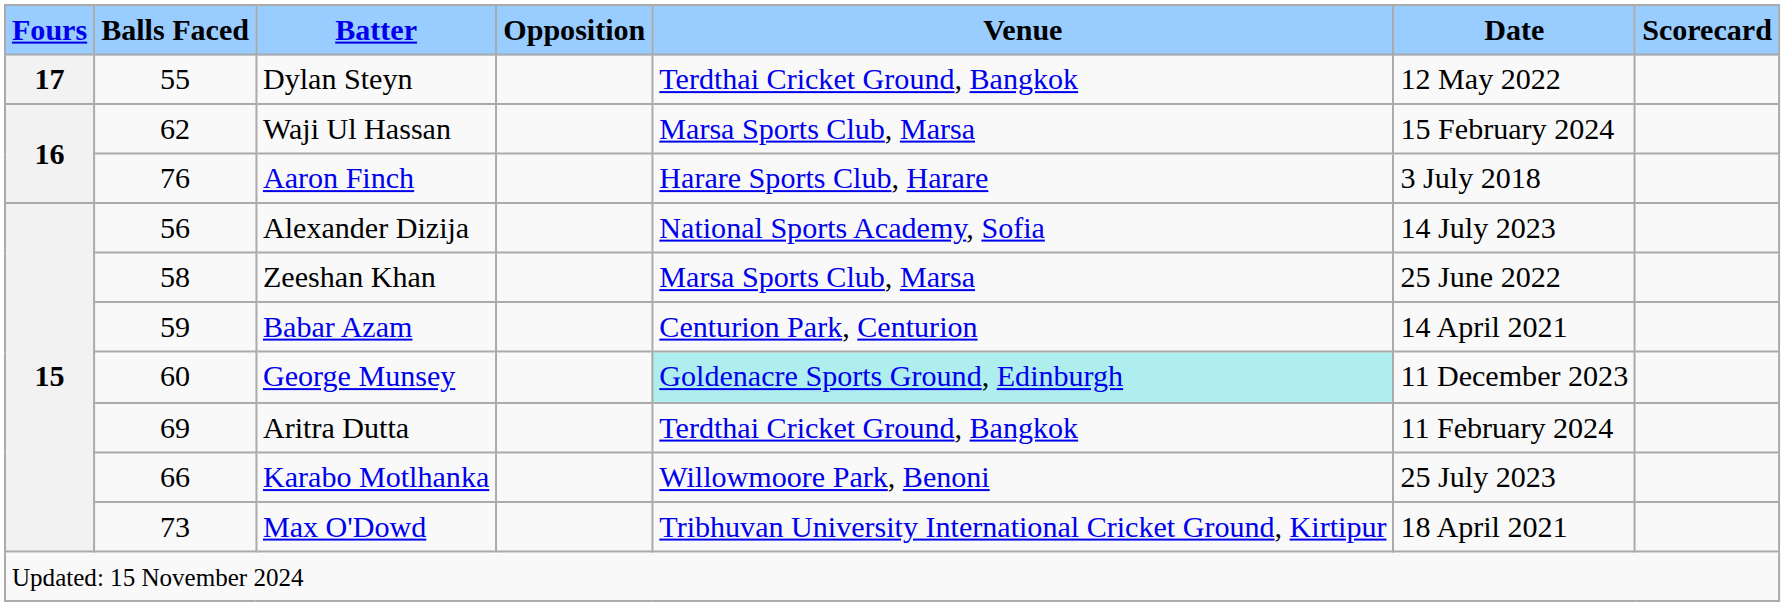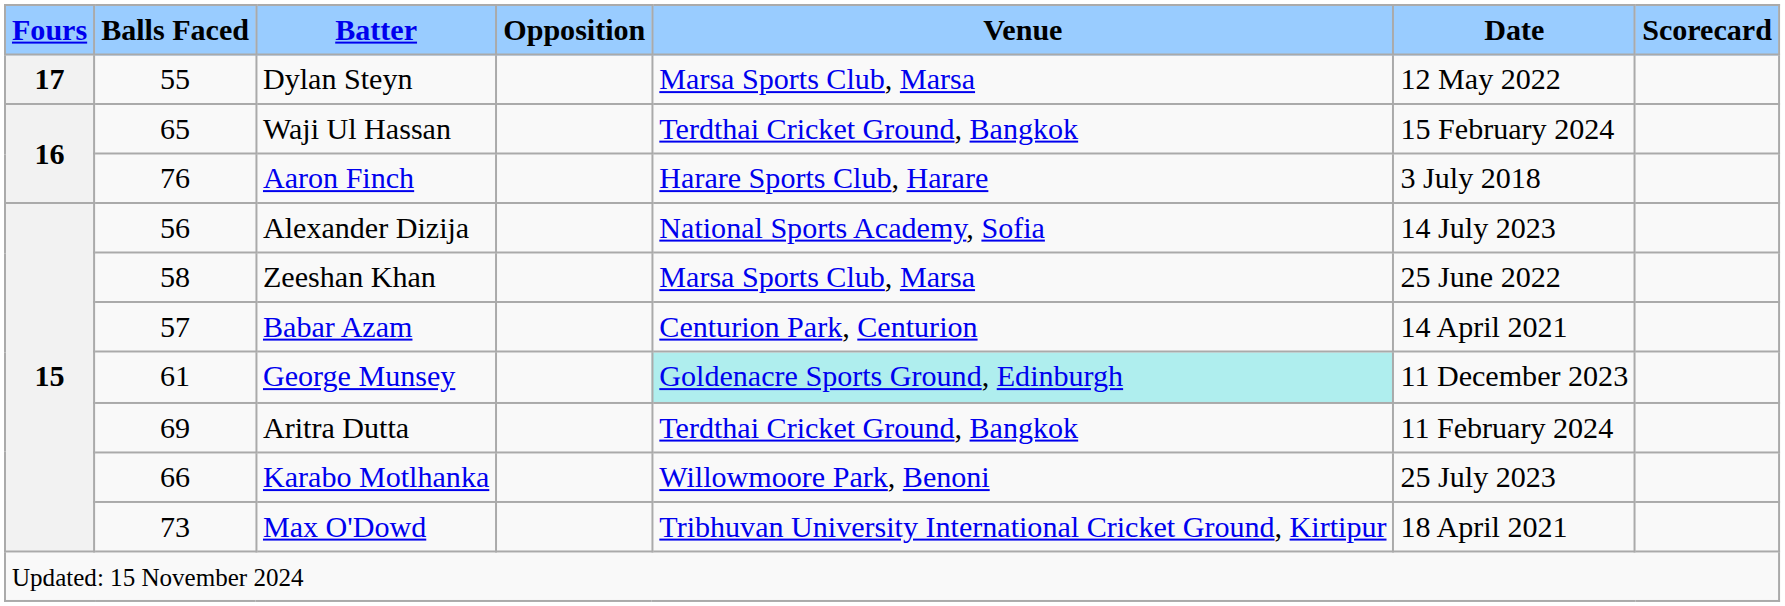(869, 79) Terdthai Cricket Ground, Bangkok -> (817, 79) Marsa Sports Club, Marsa
(175, 128) 62 -> (175, 128) 65
(817, 128) Marsa Sports Club, Marsa -> (869, 128) Terdthai Cricket Ground, Bangkok
(175, 327) 59 -> (175, 327) 57
(175, 376) 60 -> (175, 376) 61
